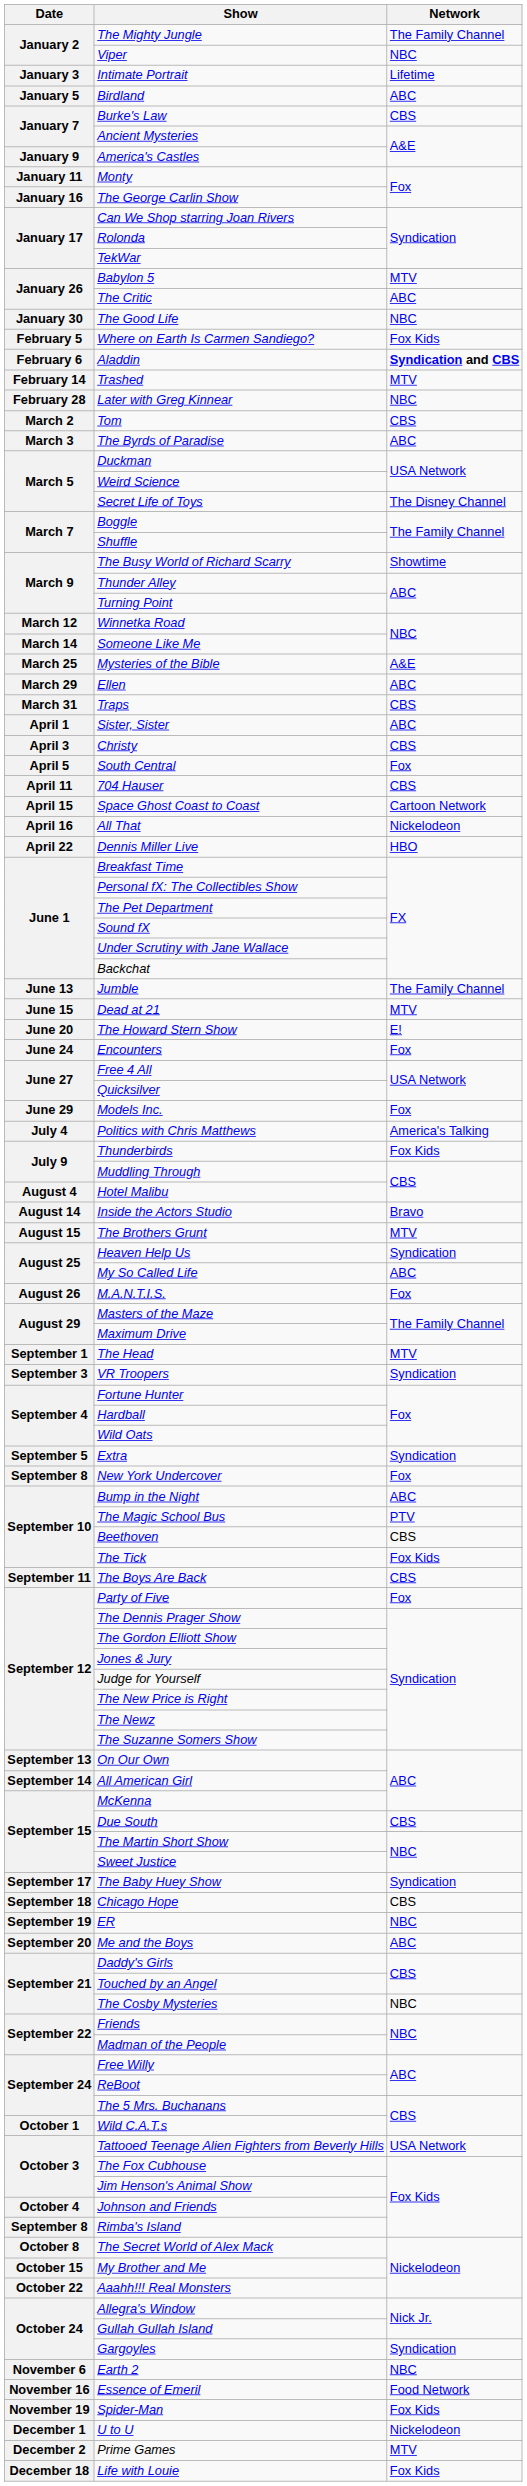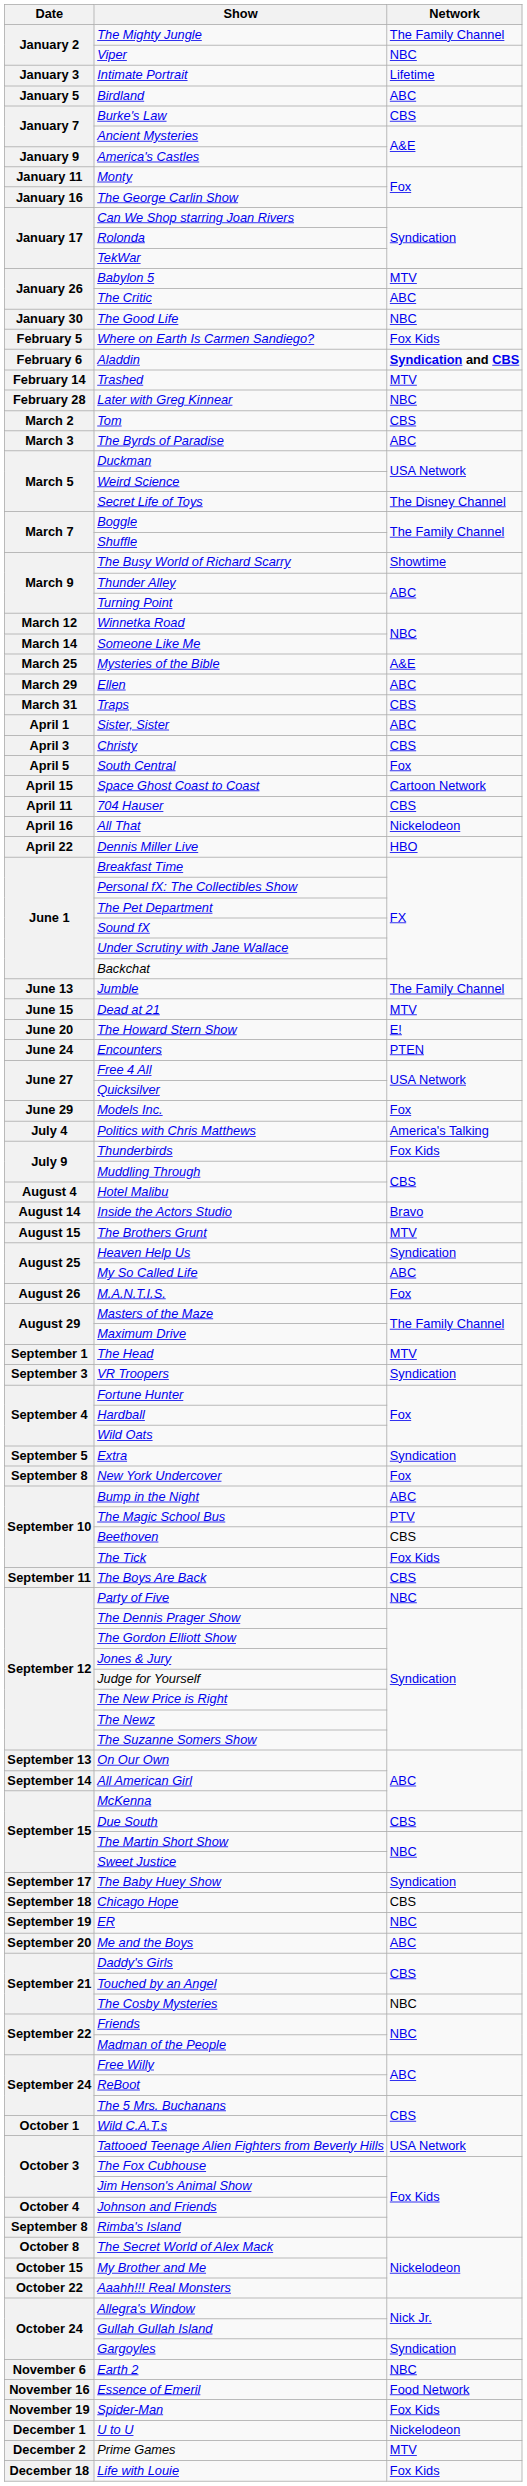rows swapped: (130, 786) <-> (178, 806)
(400, 1049) Fox -> (407, 1049) PTEN
(400, 1598) Fox -> (403, 1598) NBC
